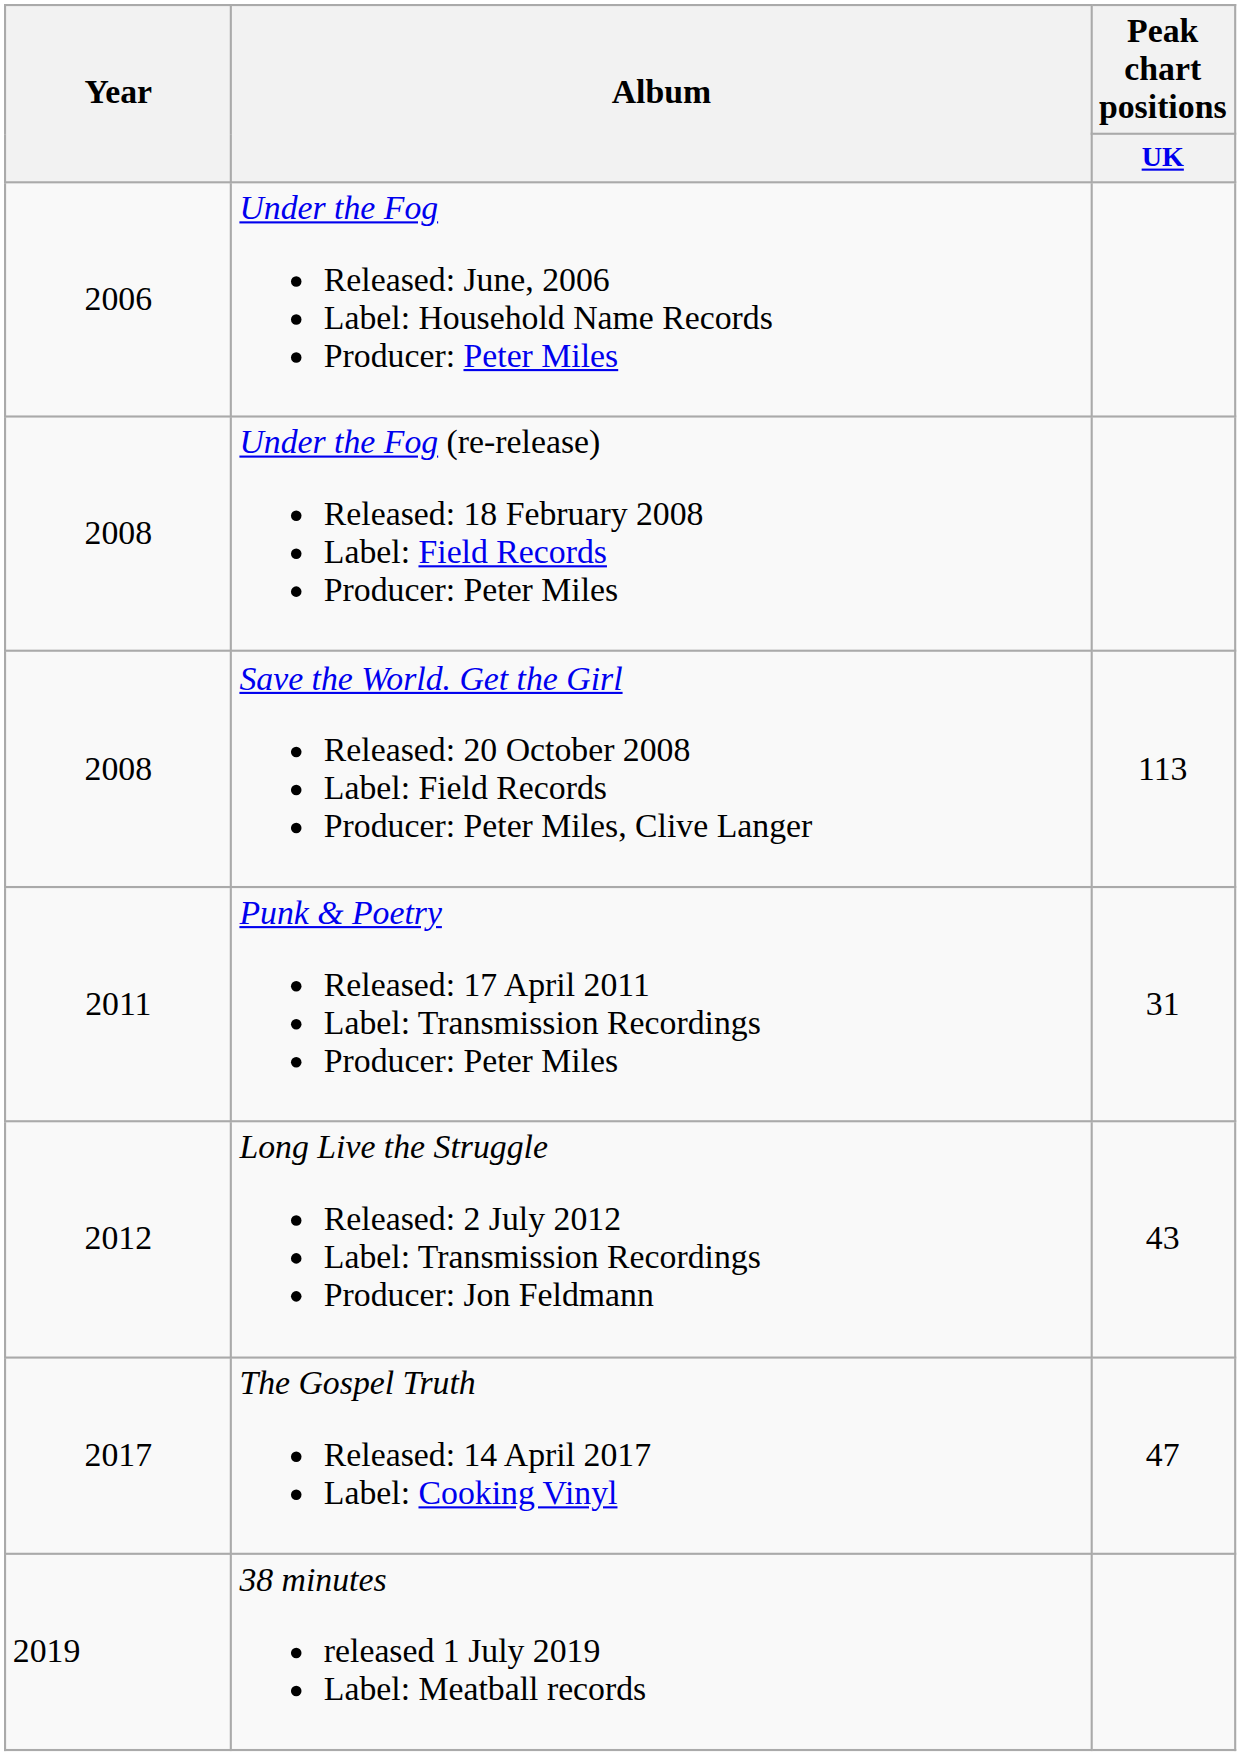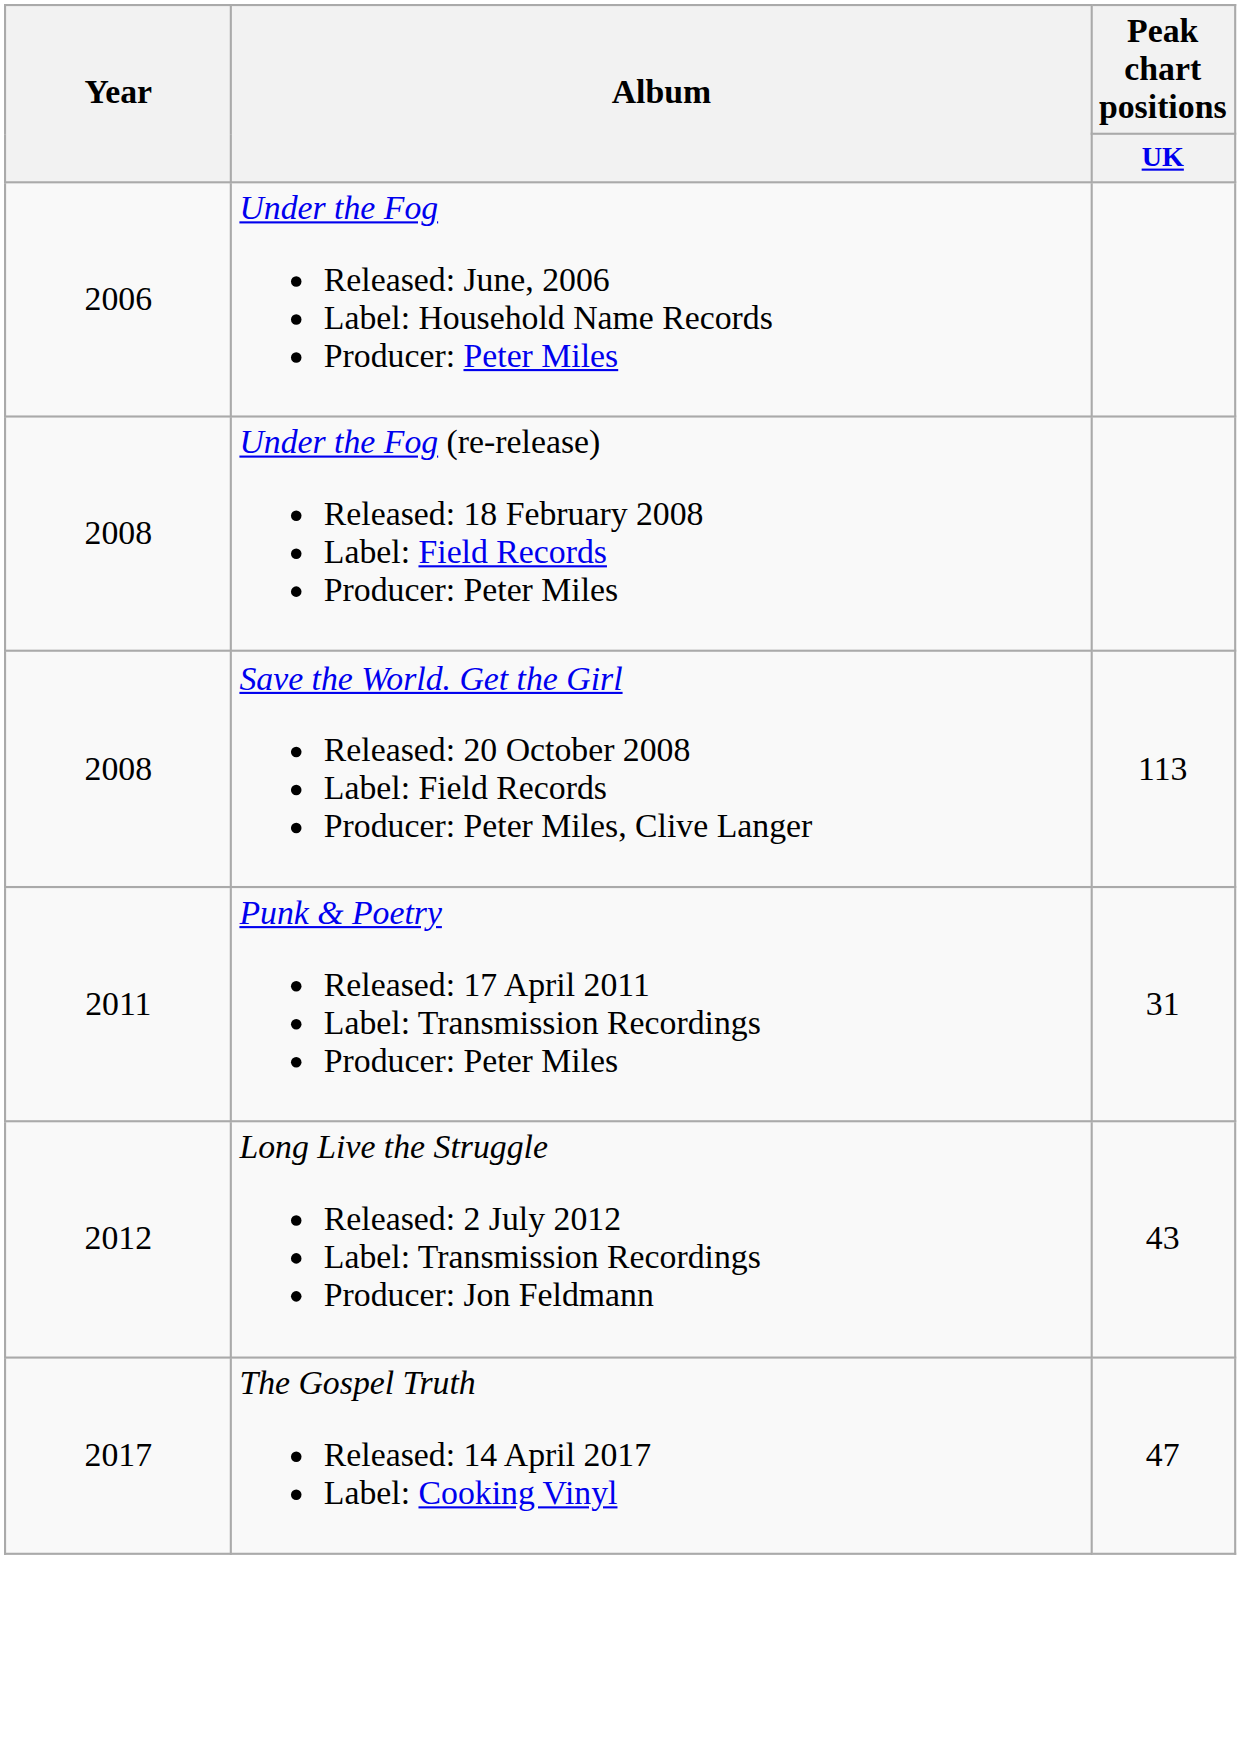- row: (661, 1635)
